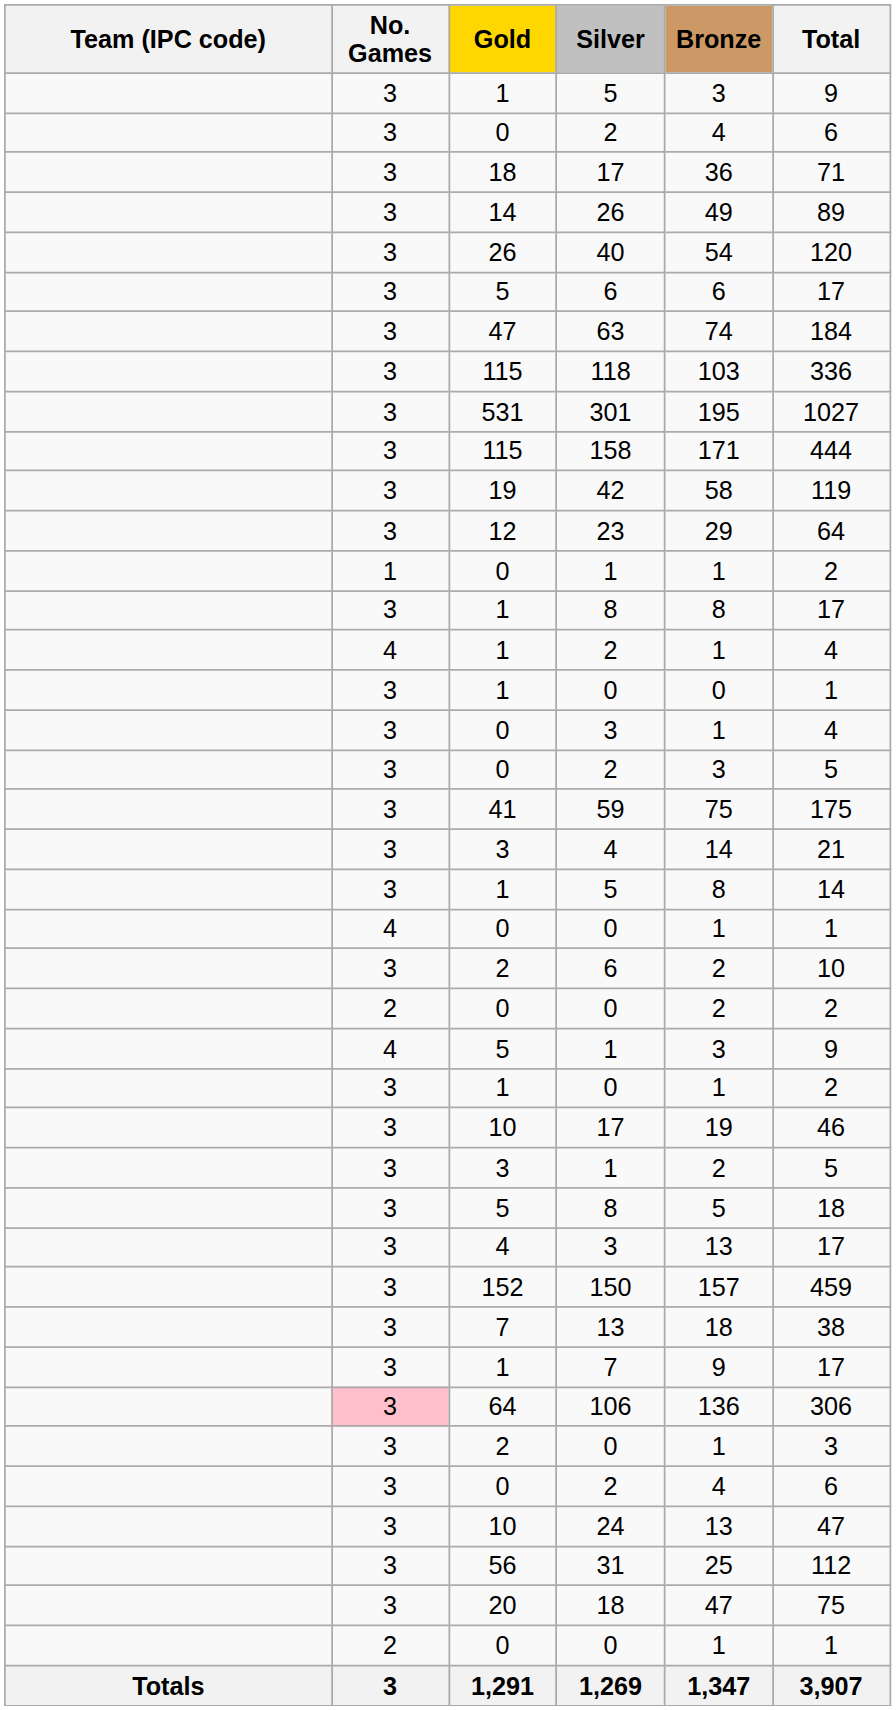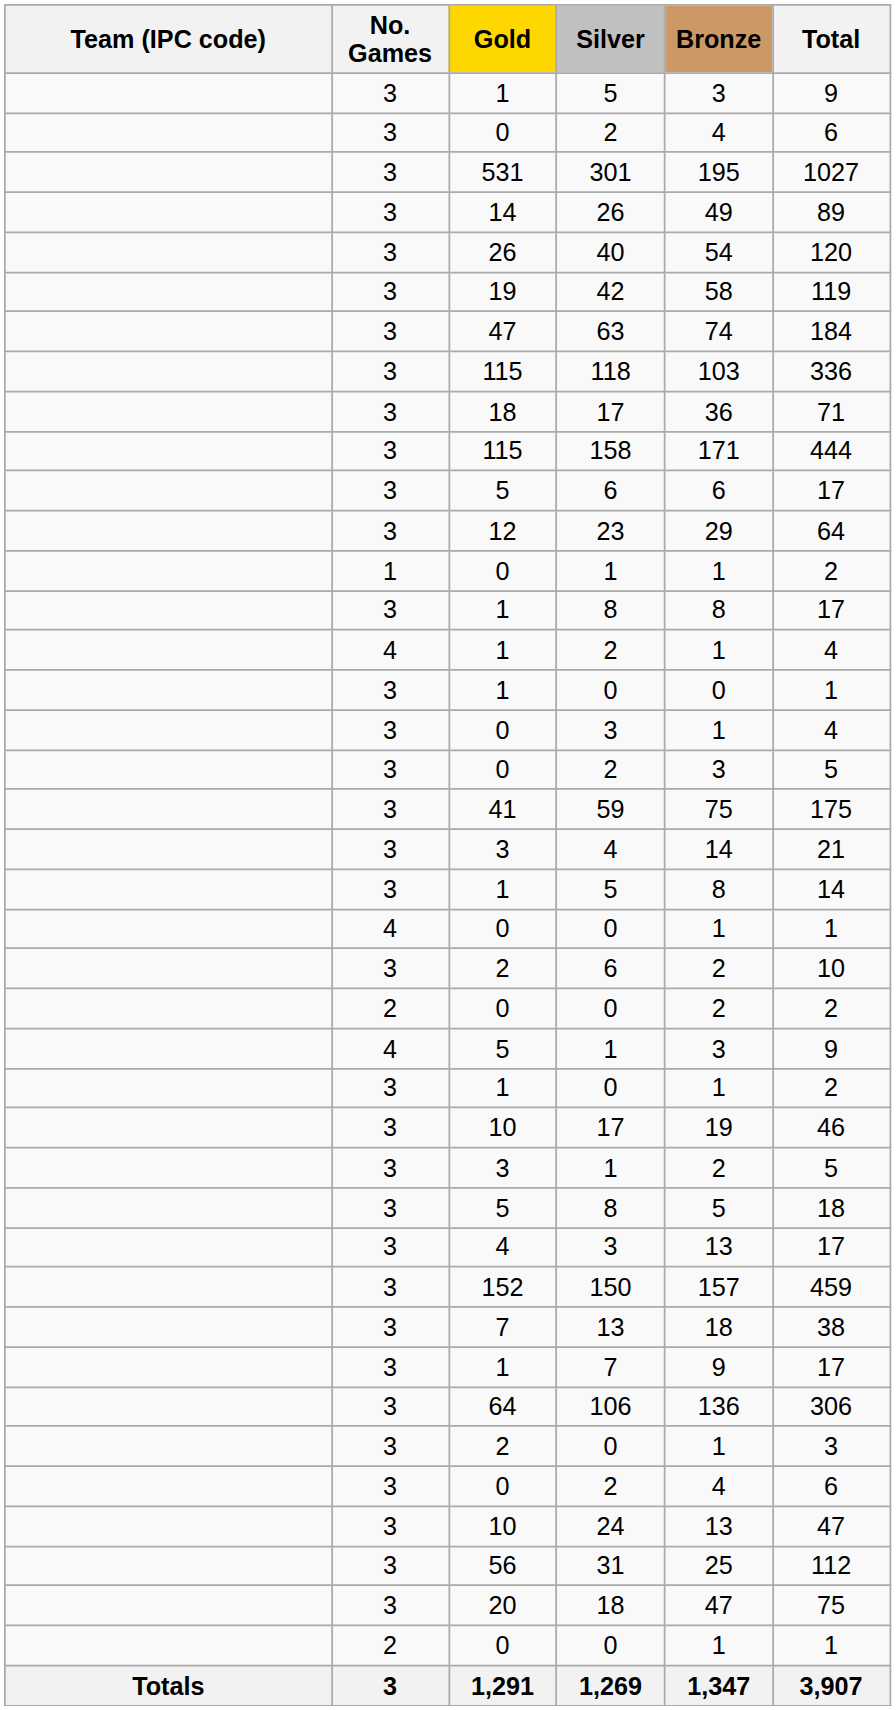rows swapped: (503, 411) <-> (503, 172)
rows swapped: (503, 491) <-> (503, 292)
(390, 1406) pink background -> (390, 1406) no background
